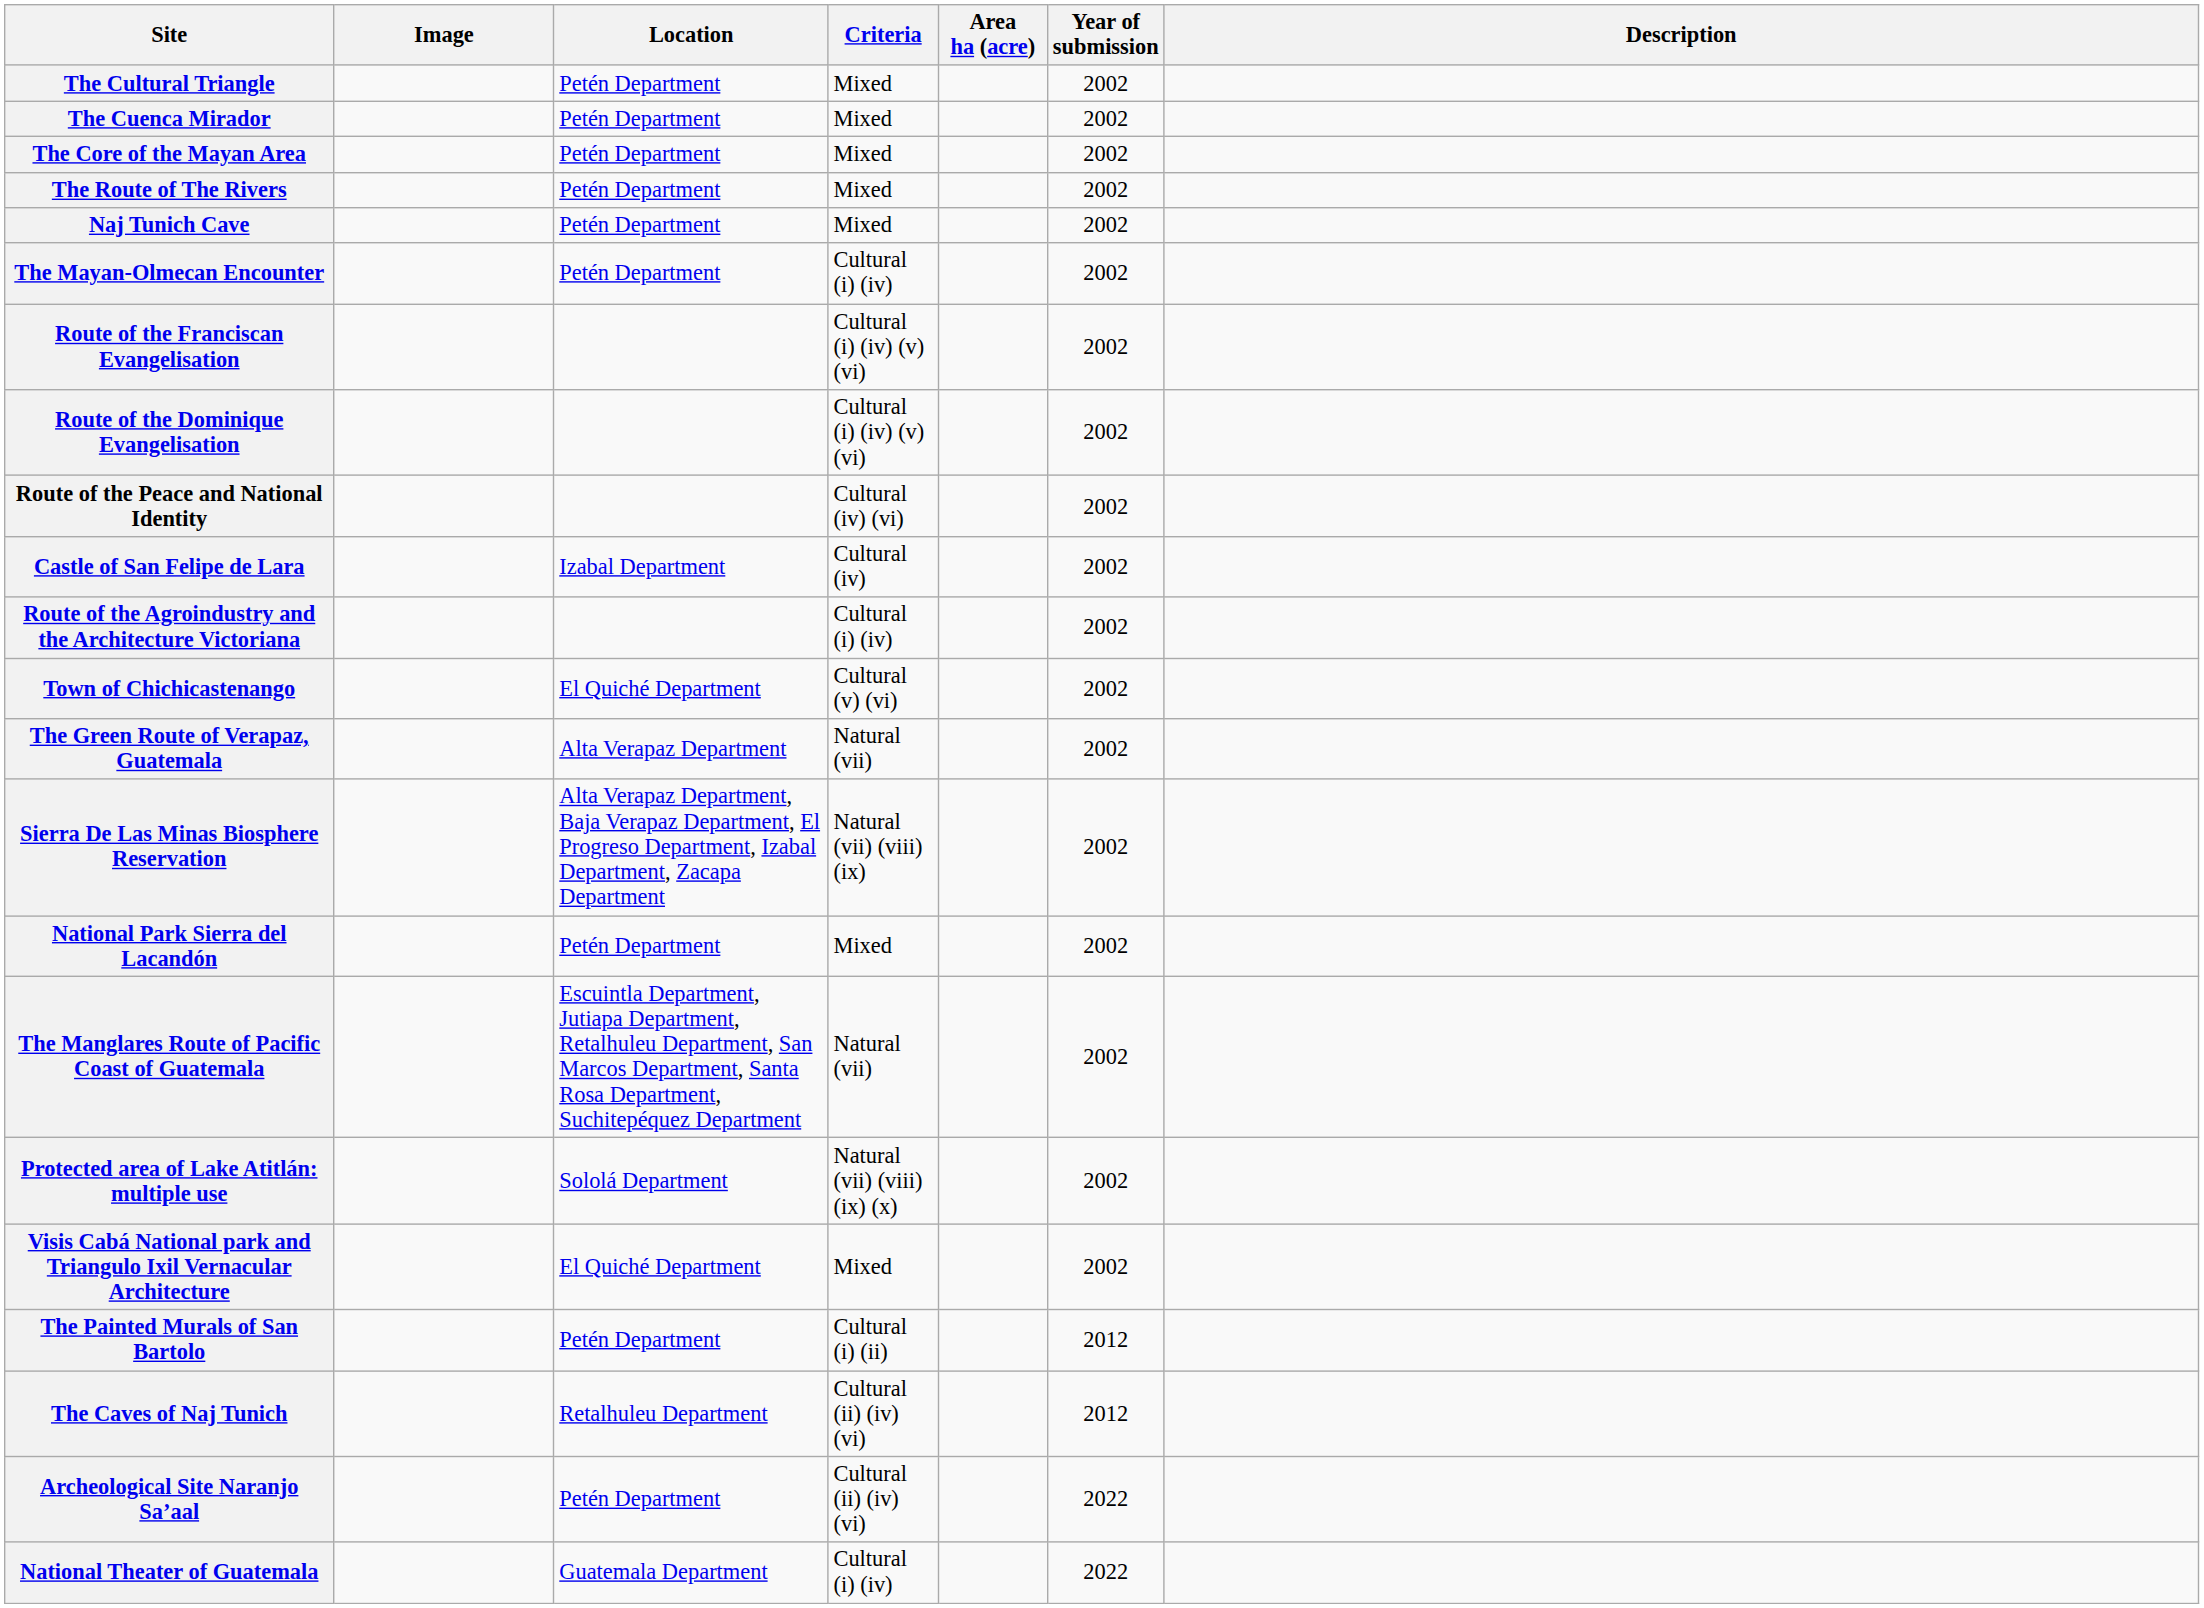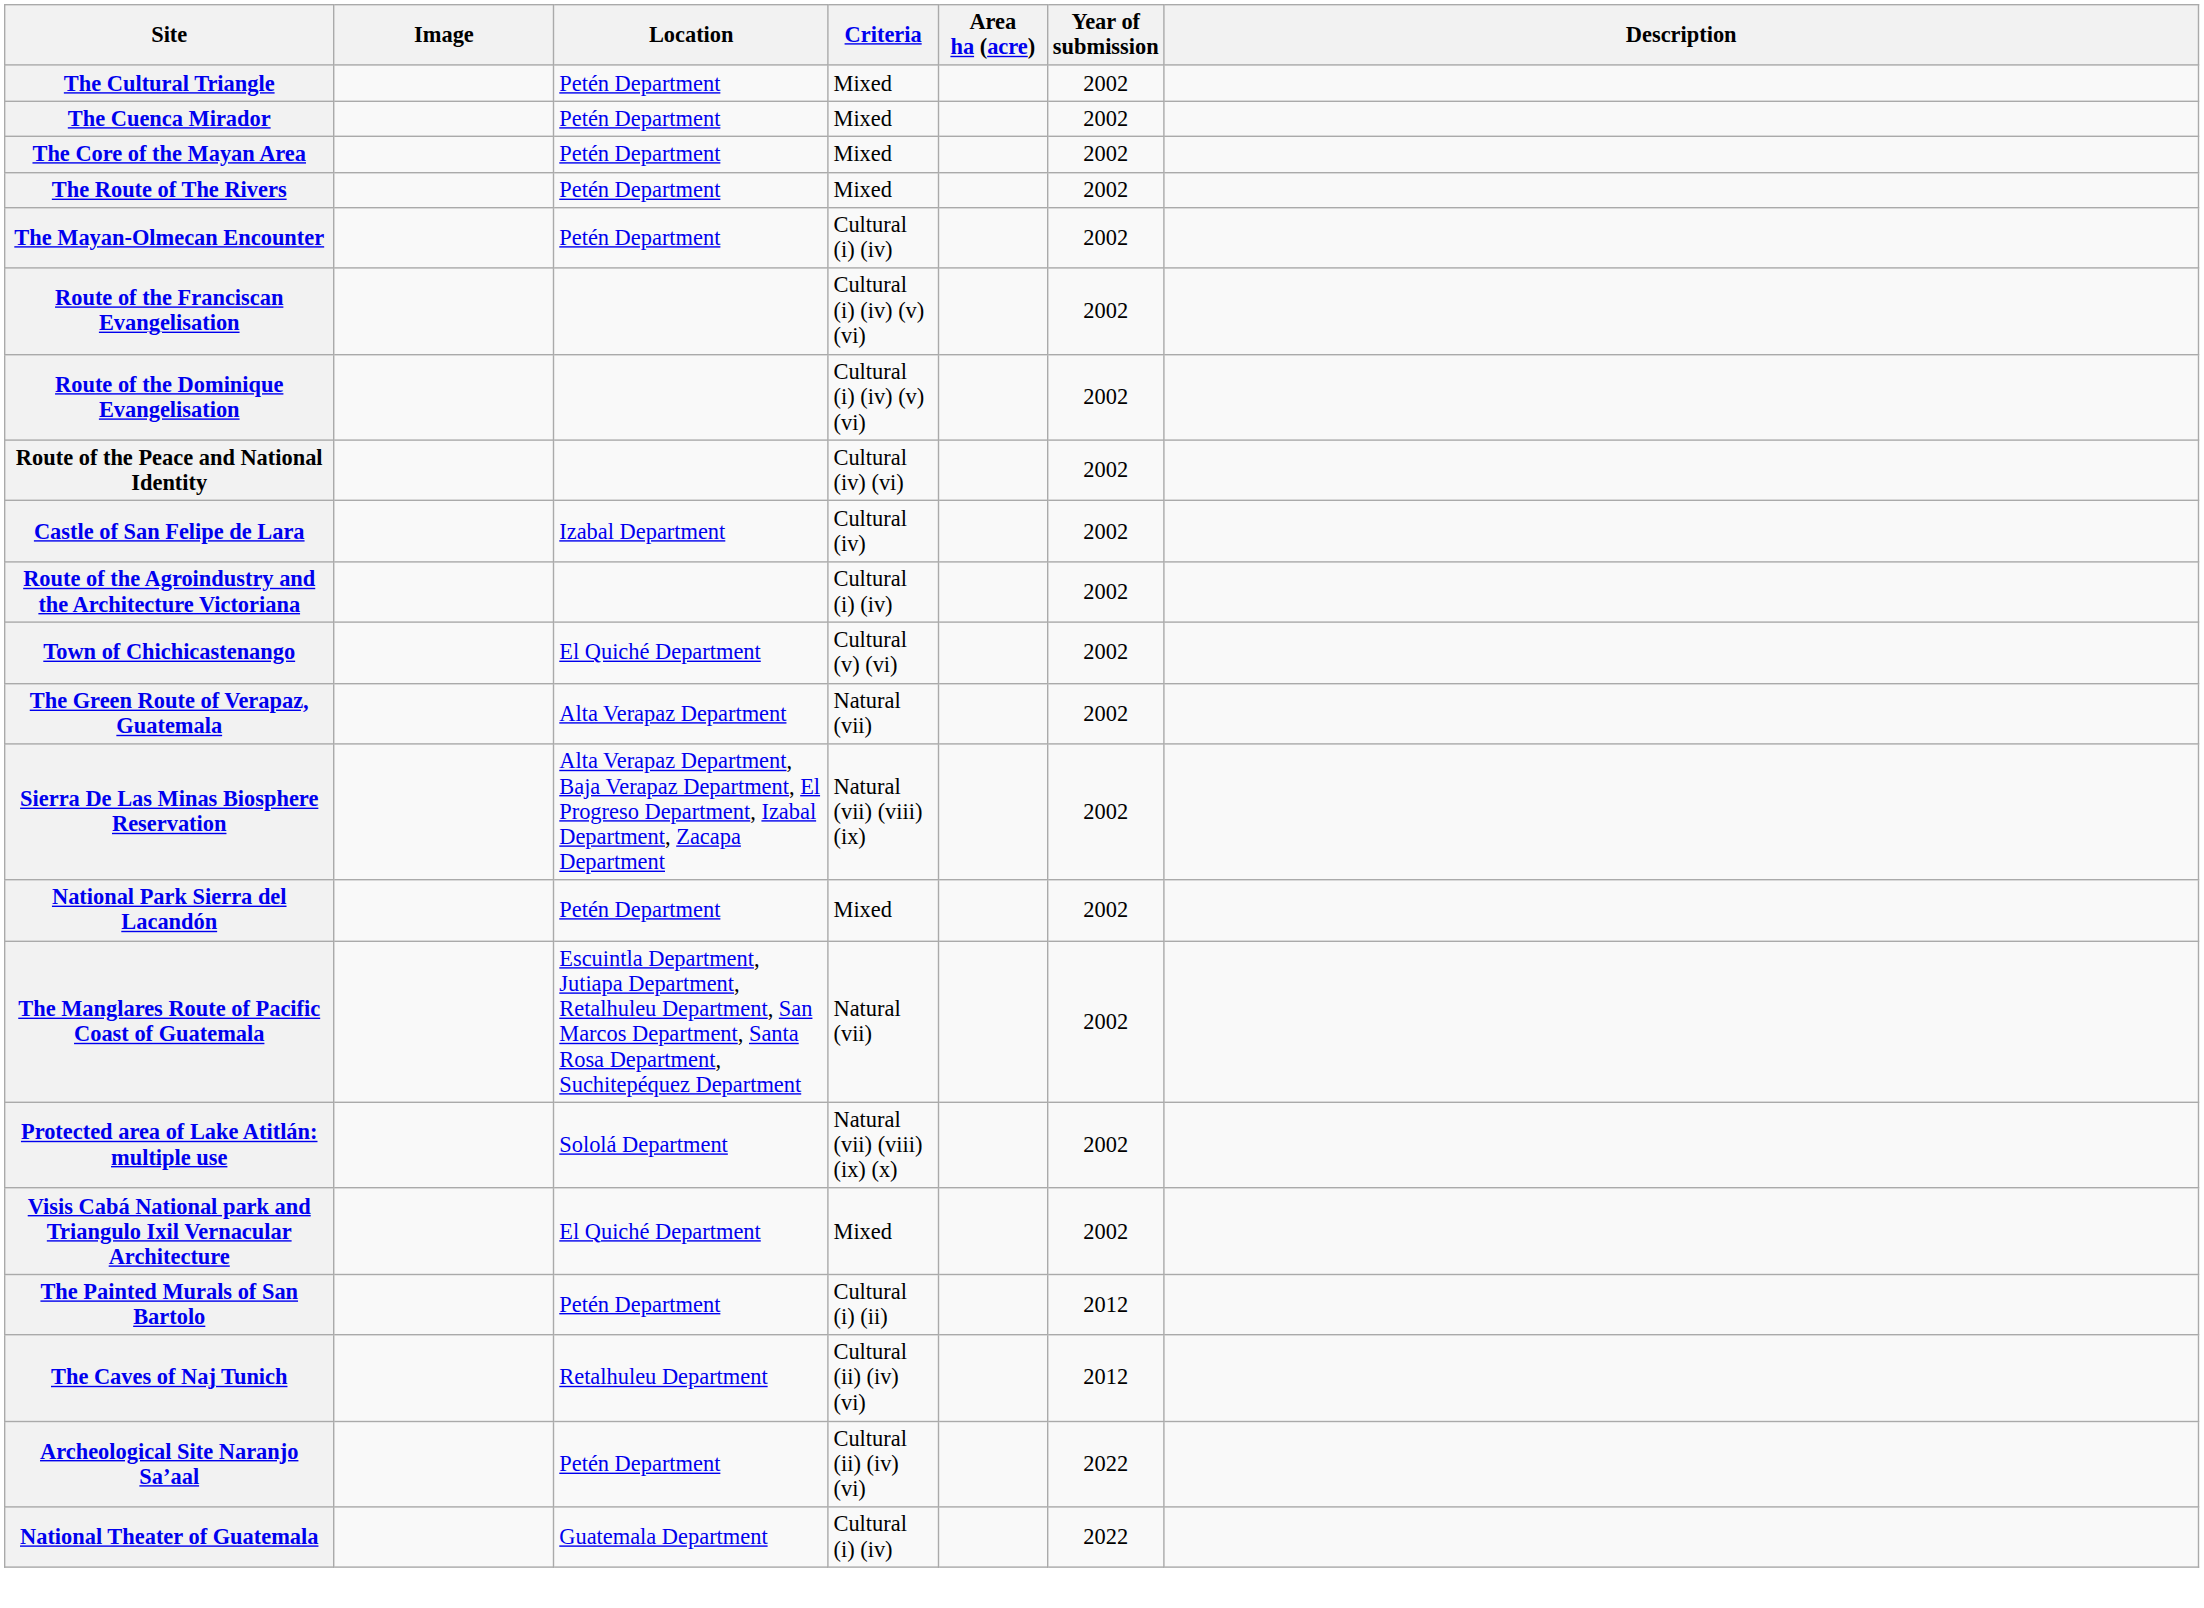- row: (169, 225)
